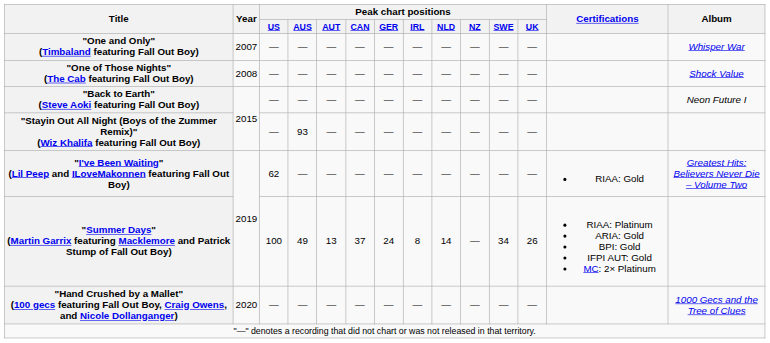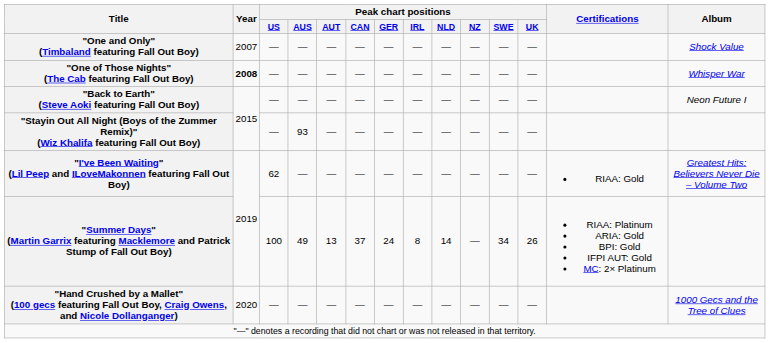(717, 47) Whisper War -> (717, 47) Shock Value
(246, 73) normal -> (246, 73) bold
(717, 73) Shock Value -> (717, 73) Whisper War
